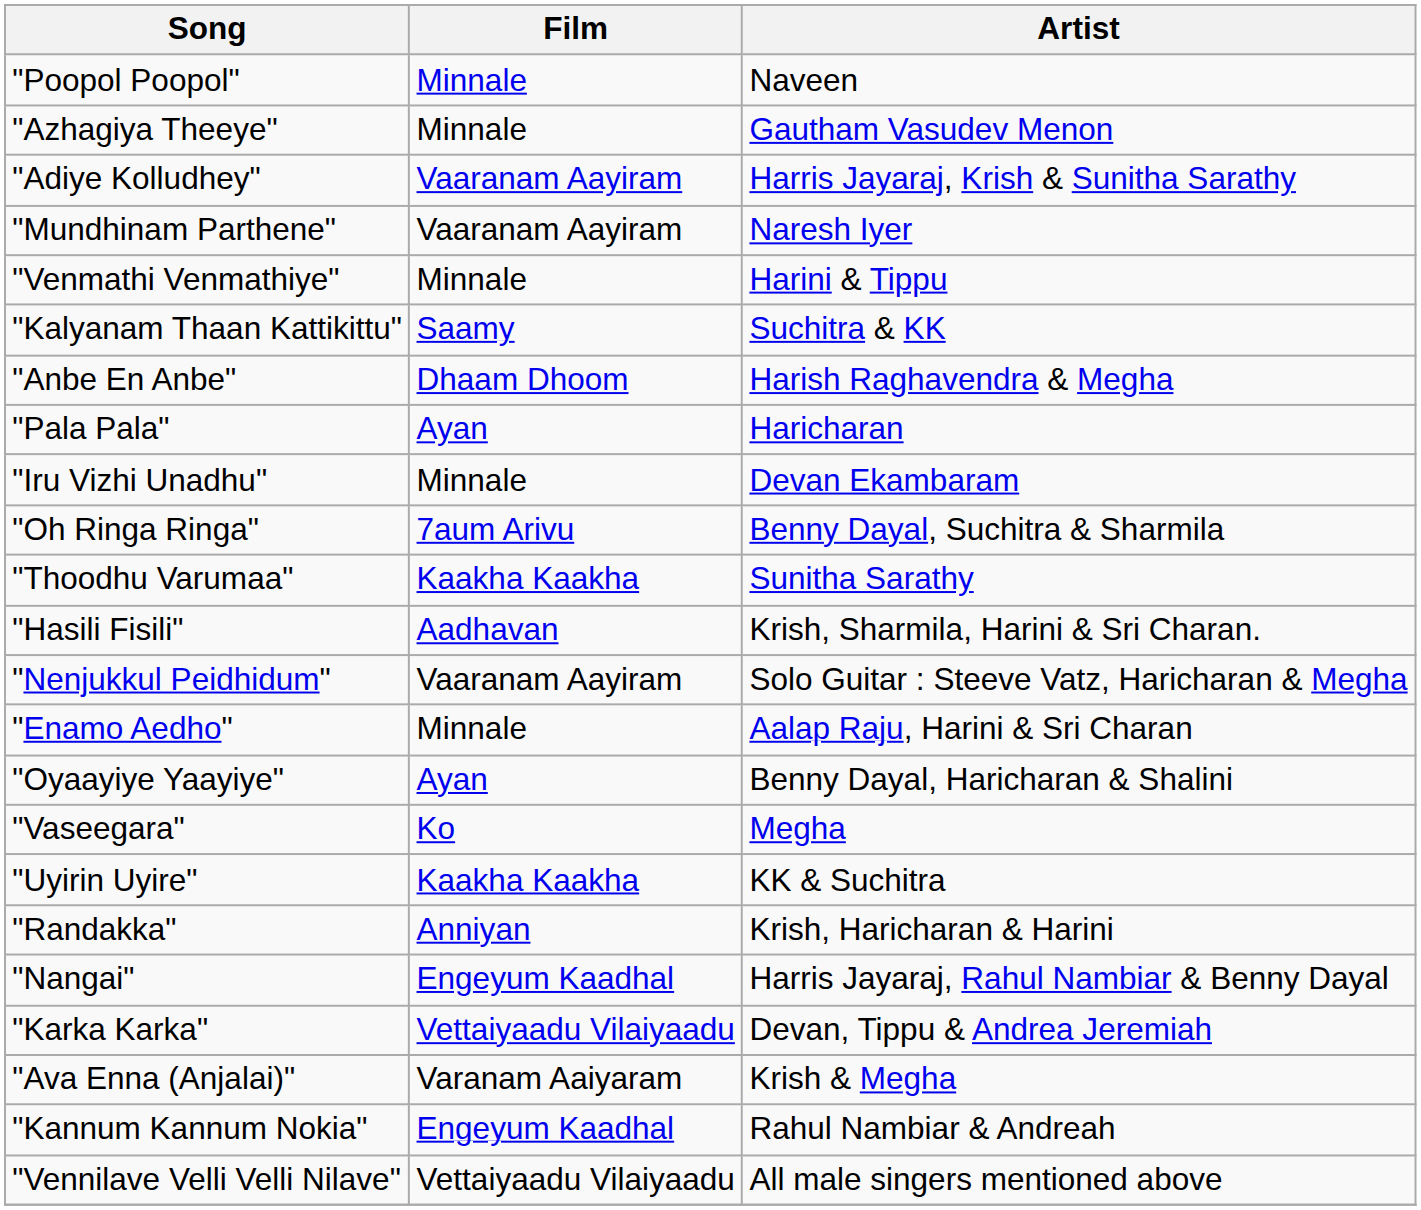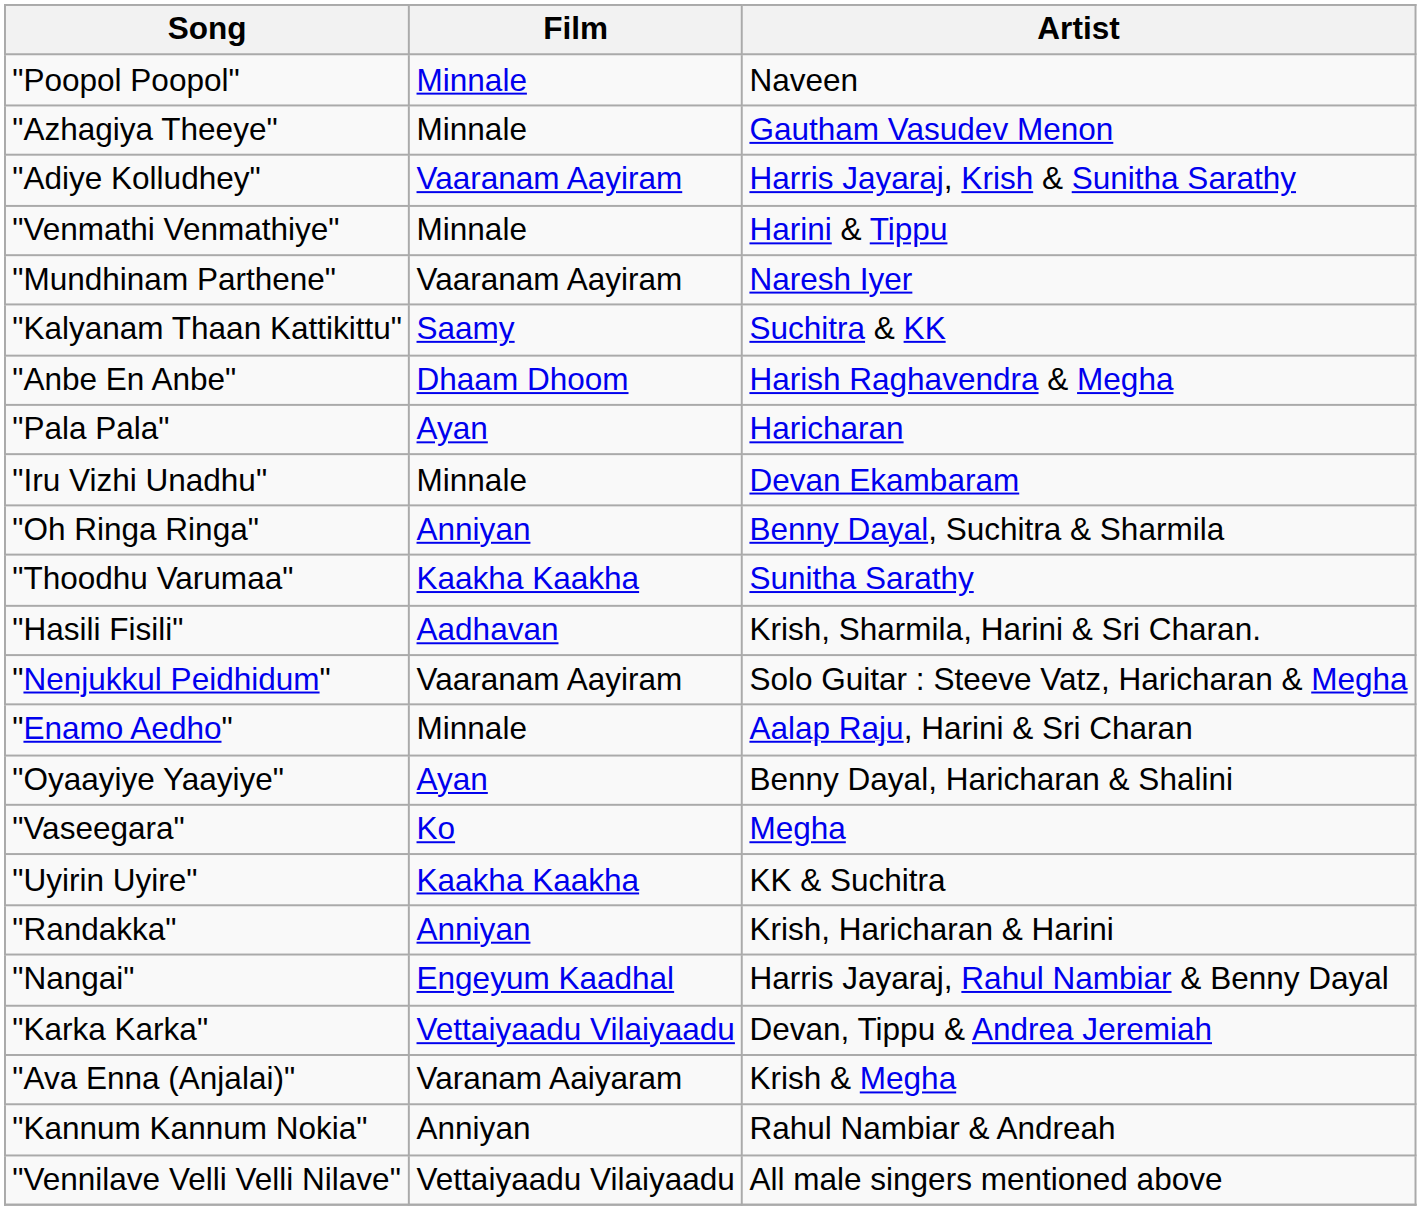rows swapped: (174, 229) <-> (176, 279)
(495, 529) 7aum Arivu -> (473, 529) Anniyan
(545, 1129) Engeyum Kaadhal -> (473, 1129) Anniyan
